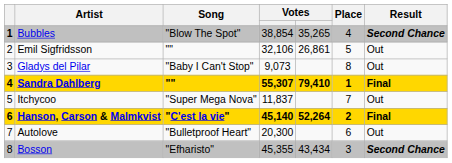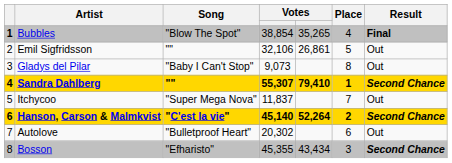(406, 34) Second Chance -> (379, 34) Final
(379, 83) Final -> (406, 83) Second Chance
(379, 116) Final -> (406, 116) Second Chance
(277, 132) 20,300 -> (277, 132) 20,302
